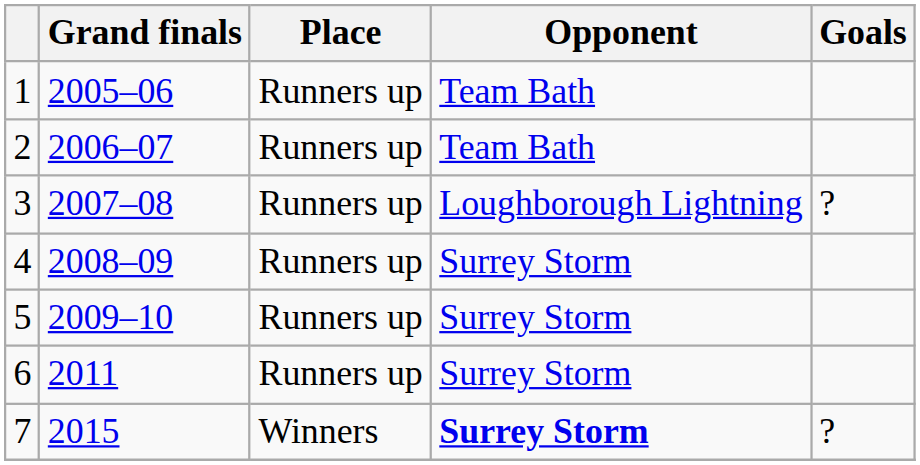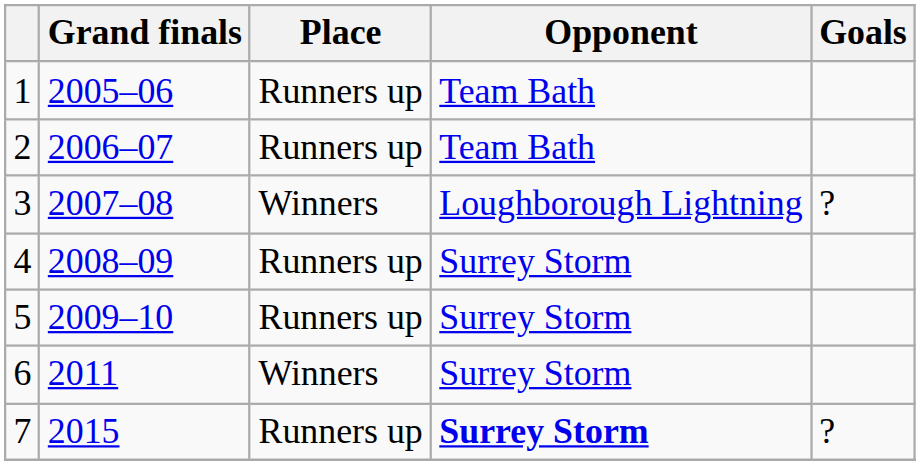(341, 203) Runners up -> (319, 203) Winners
(341, 373) Runners up -> (319, 373) Winners
(319, 430) Winners -> (341, 430) Runners up
